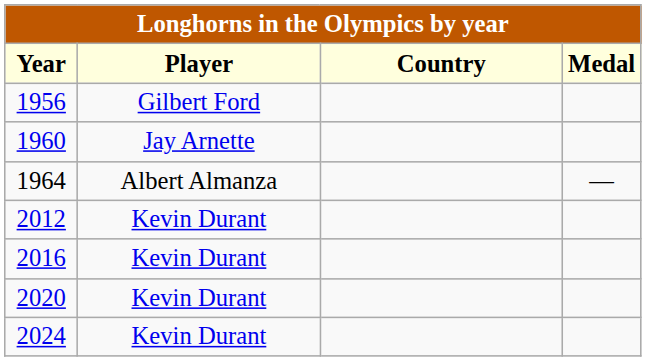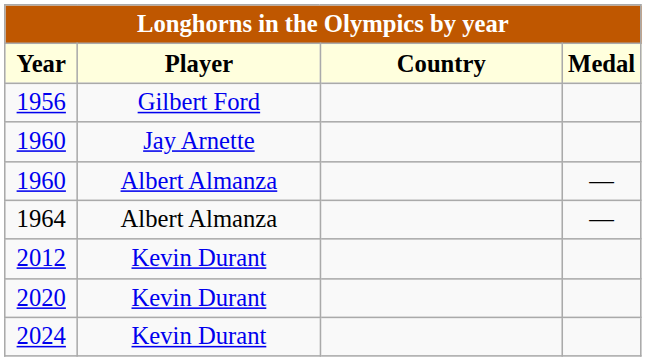+ row: (41, 180)
- row: (41, 258)
